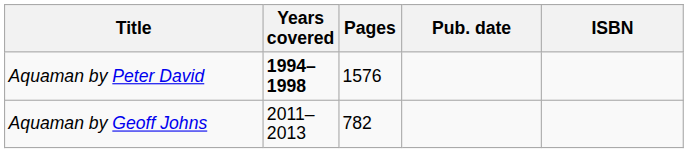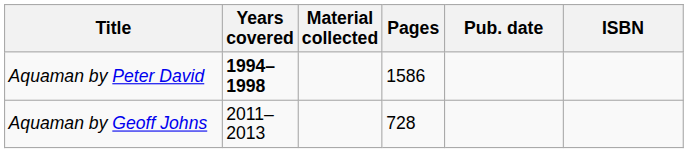+ column: (340, 28)
(362, 76) 1576 -> (406, 76) 1586
(357, 123) 782 -> (401, 123) 728
